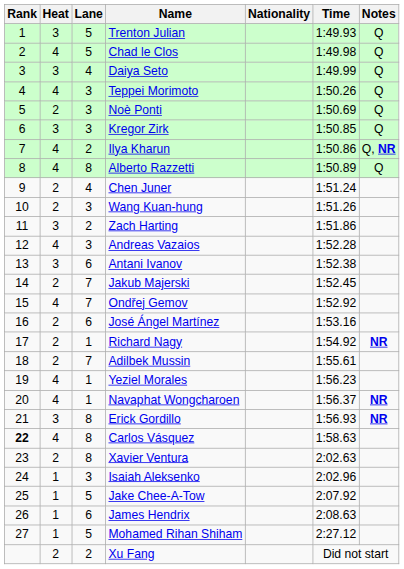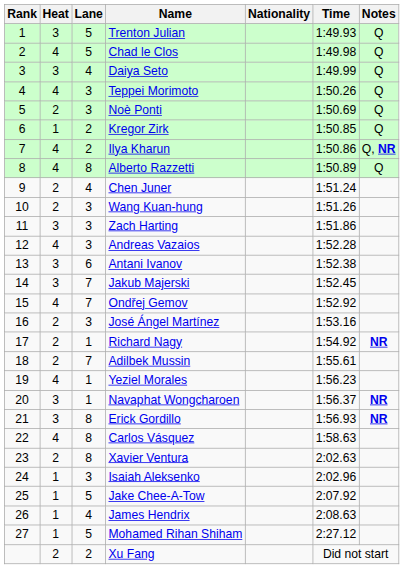(56, 129) 3 -> (56, 129) 1
(89, 129) 3 -> (89, 129) 2
(89, 226) 2 -> (89, 226) 3
(56, 284) 2 -> (56, 284) 3
(89, 322) 6 -> (89, 322) 3
(56, 399) 4 -> (56, 399) 3
(22, 438) bold -> (22, 438) normal
(89, 515) 6 -> (89, 515) 4
